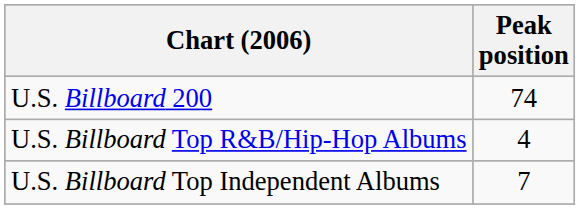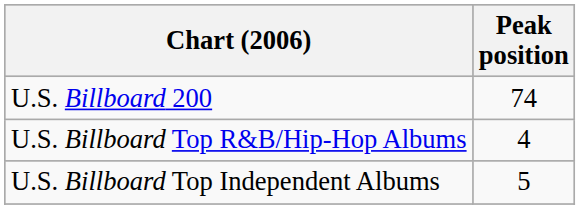(524, 181) 7 -> (524, 181) 5
